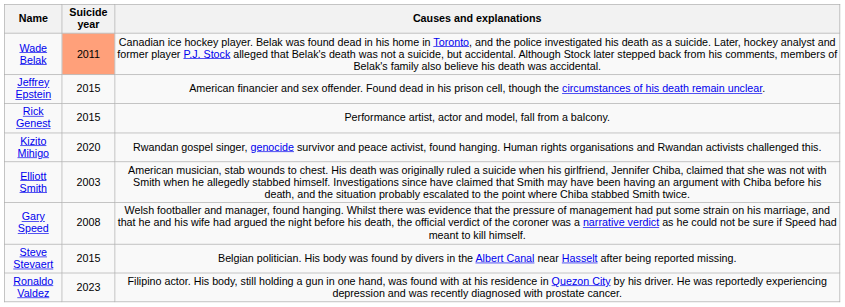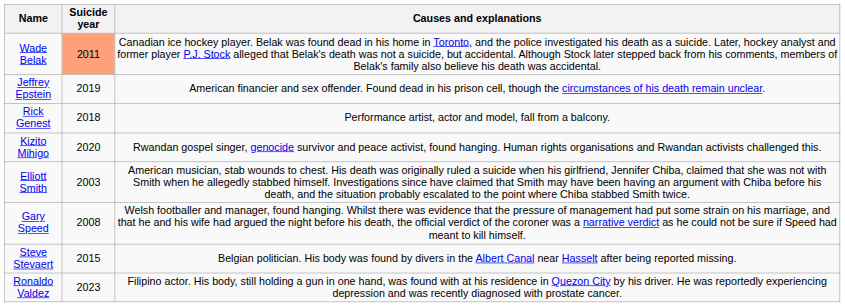(88, 89) 2015 -> (88, 89) 2019
(88, 118) 2015 -> (88, 118) 2018
